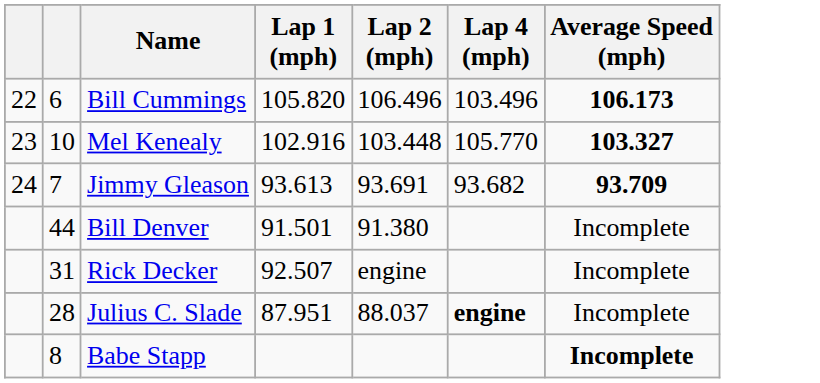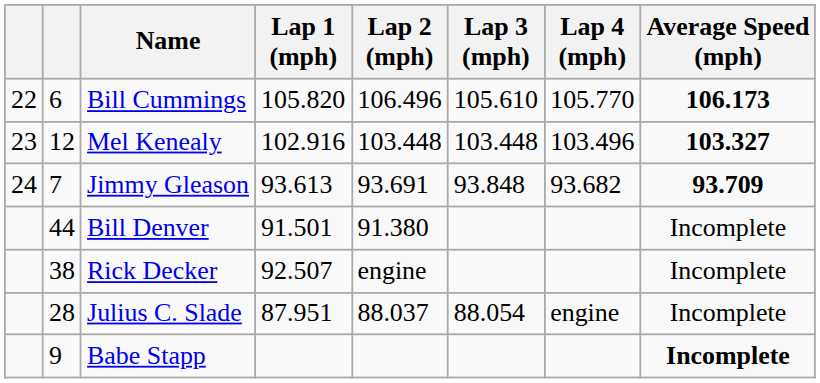+ column: (496, 41)
(496, 99) 103.496 -> (592, 99) 105.770
(62, 142) 10 -> (62, 142) 12
(496, 142) 105.770 -> (592, 142) 103.496
(62, 270) 31 -> (62, 270) 38
(490, 313) bold -> (585, 313) normal
(56, 356) 8 -> (56, 356) 9
